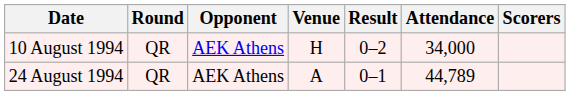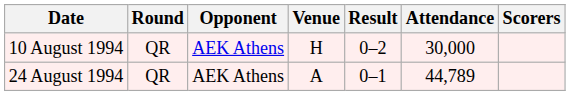(450, 47) 34,000 -> (450, 47) 30,000
